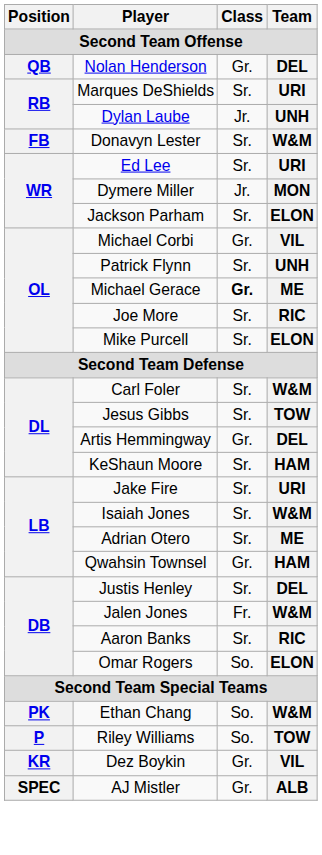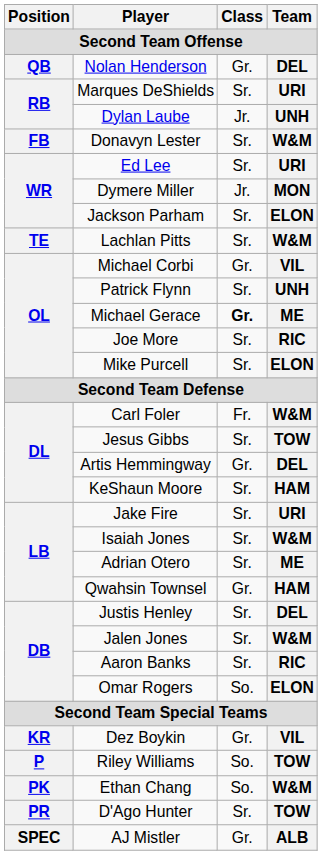+ row: (146, 240)
(242, 389) Sr. -> (242, 414) Fr.
(242, 613) Fr. -> (242, 638) Sr.
rows swapped: (146, 713) <-> (146, 762)
+ row: (146, 812)
